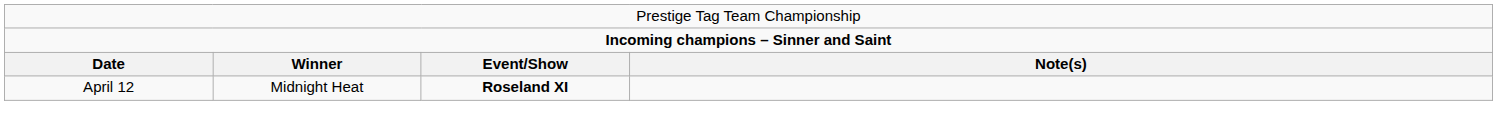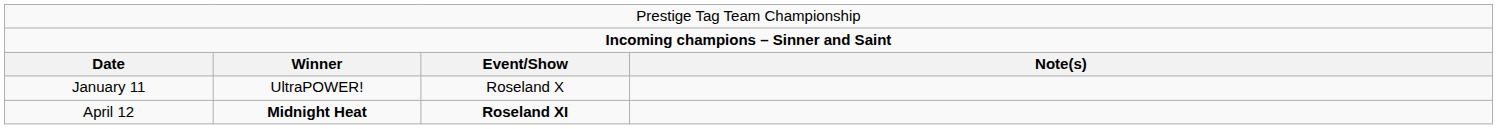+ row: (109, 87)
(317, 87) normal -> (317, 111) bold
